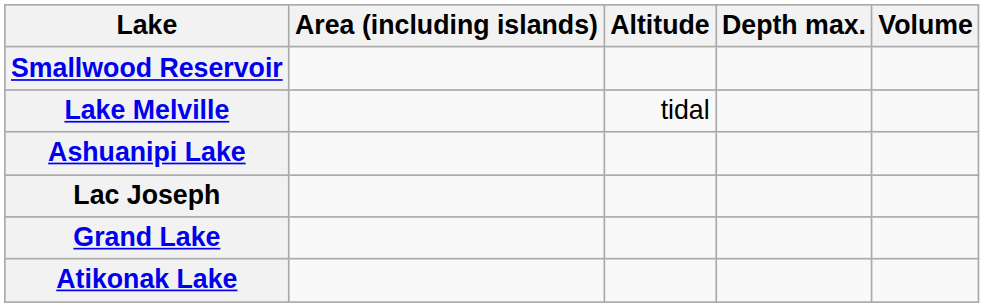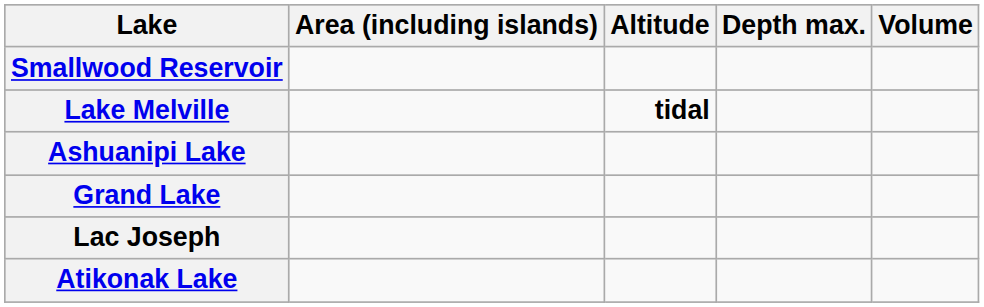(685, 110) normal -> (682, 110) bold
rows swapped: (147, 237) <-> (147, 195)
